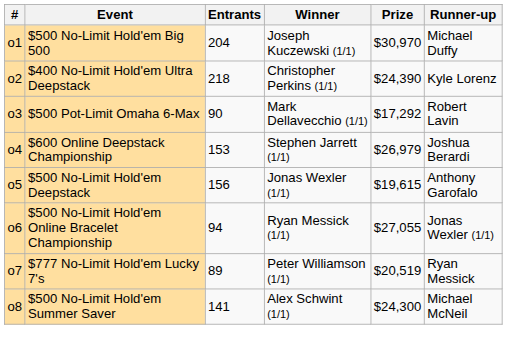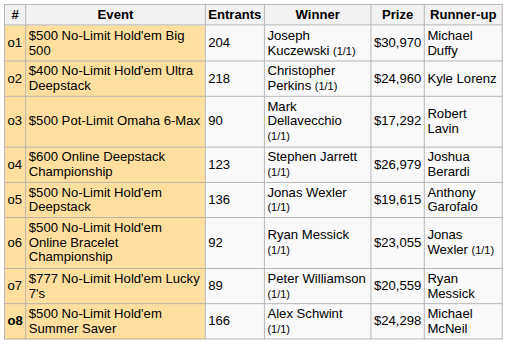(398, 78) $24,390 -> (398, 78) $24,960
(219, 149) 153 -> (219, 164) 123
(219, 185) 156 -> (219, 200) 136
(215, 228) 94 -> (215, 243) 92
(398, 228) $27,055 -> (398, 243) $23,055
(398, 271) $20,519 -> (398, 286) $20,559
(15, 306) normal -> (15, 321) bold
(219, 306) 141 -> (219, 321) 166
(398, 306) $24,300 -> (398, 321) $24,298
